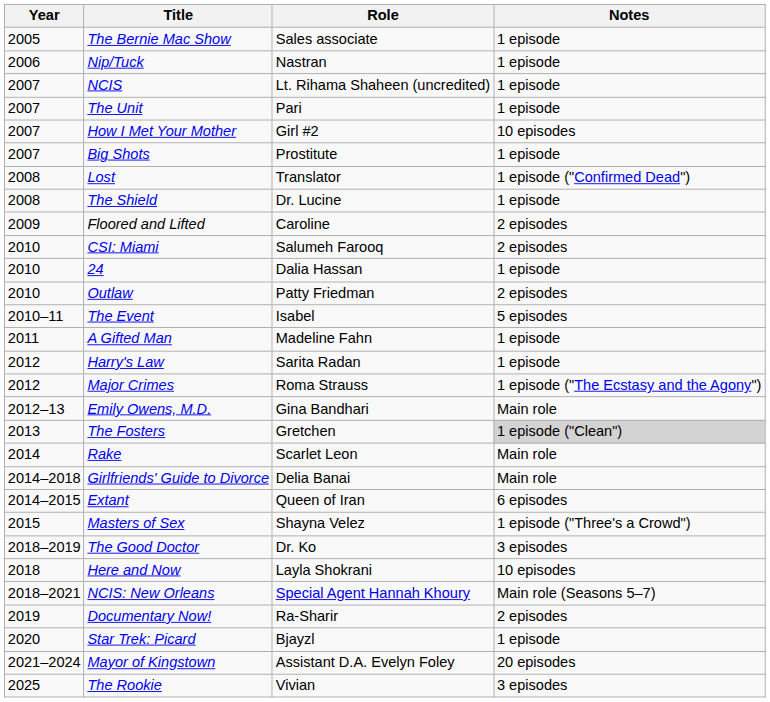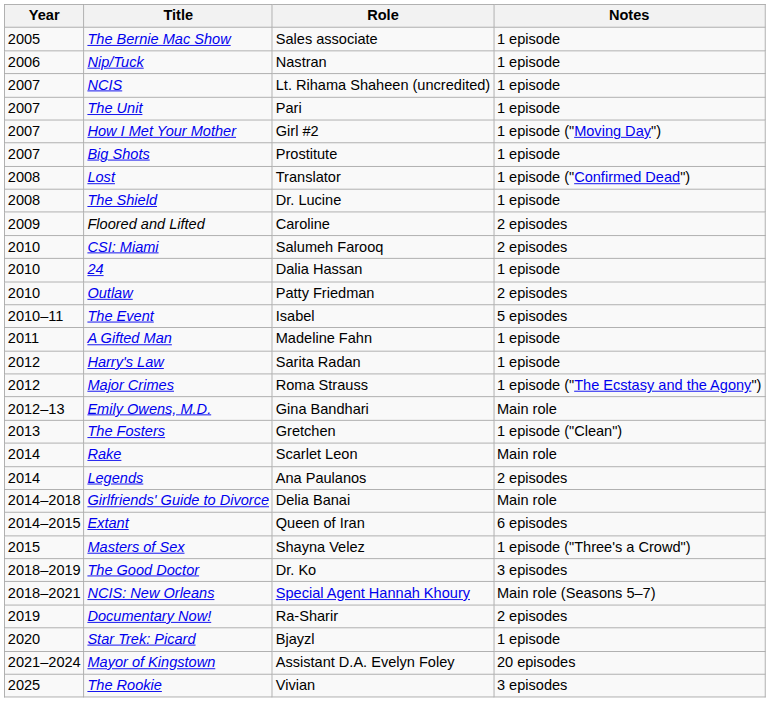(536, 131) 10 episodes -> (579, 131) 1 episode ("Moving Day")
(560, 431) lightgrey background -> (560, 431) no background
+ row: (115, 477)
- row: (134, 570)
